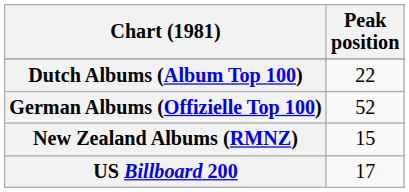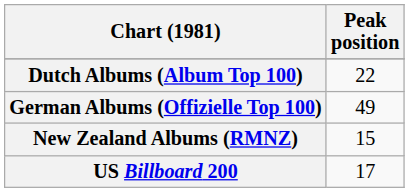(365, 107) 52 -> (365, 107) 49
